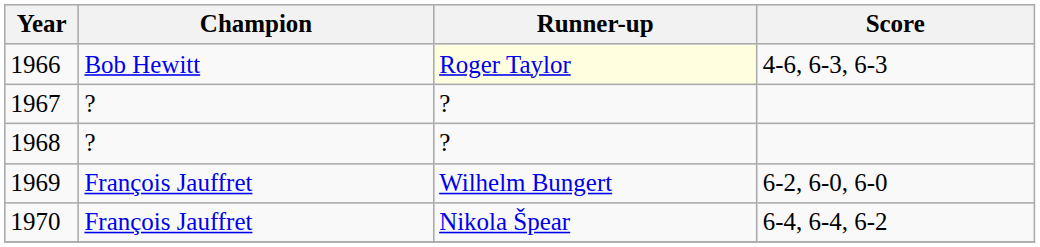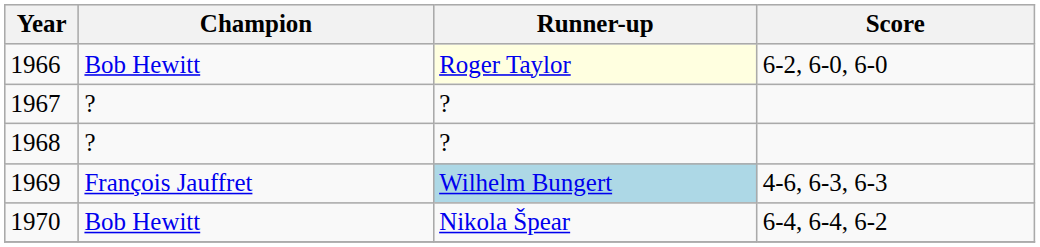(825, 63) 4-6, 6-3, 6-3 -> (825, 63) 6-2, 6-0, 6-0
(526, 182) no background -> (526, 182) lightblue background
(825, 182) 6-2, 6-0, 6-0 -> (825, 182) 4-6, 6-3, 6-3
(168, 222) François Jauffret -> (142, 222) Bob Hewitt
